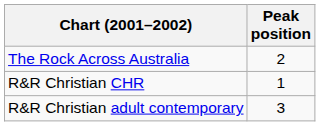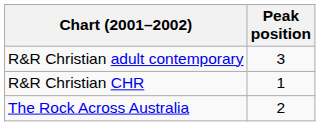rows swapped: (126, 108) <-> (99, 58)
